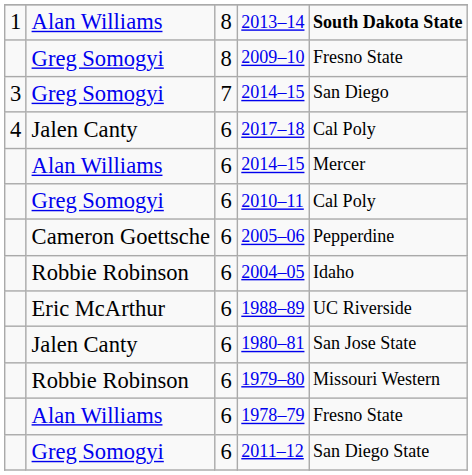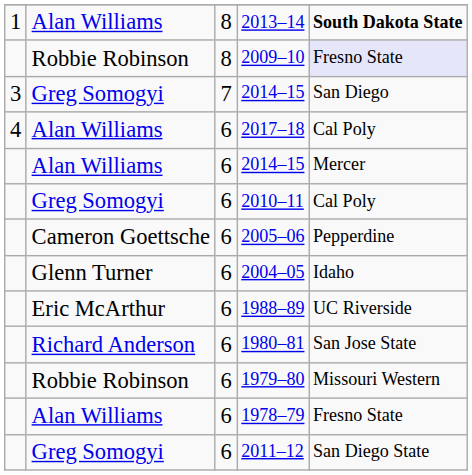(98, 58) Greg Somogyi -> (110, 58) Robbie Robinson
(358, 58) no background -> (358, 58) lavender background
(85, 129) Jalen Canty -> (97, 129) Alan Williams
(110, 272) Robbie Robinson -> (92, 272) Glenn Turner
(85, 344) Jalen Canty -> (113, 344) Richard Anderson
